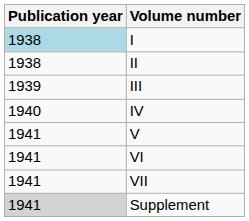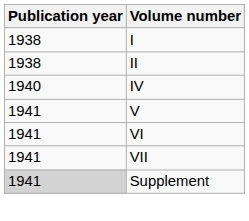(24, 39) lightblue background -> (24, 39) no background
- row: (136, 87)
